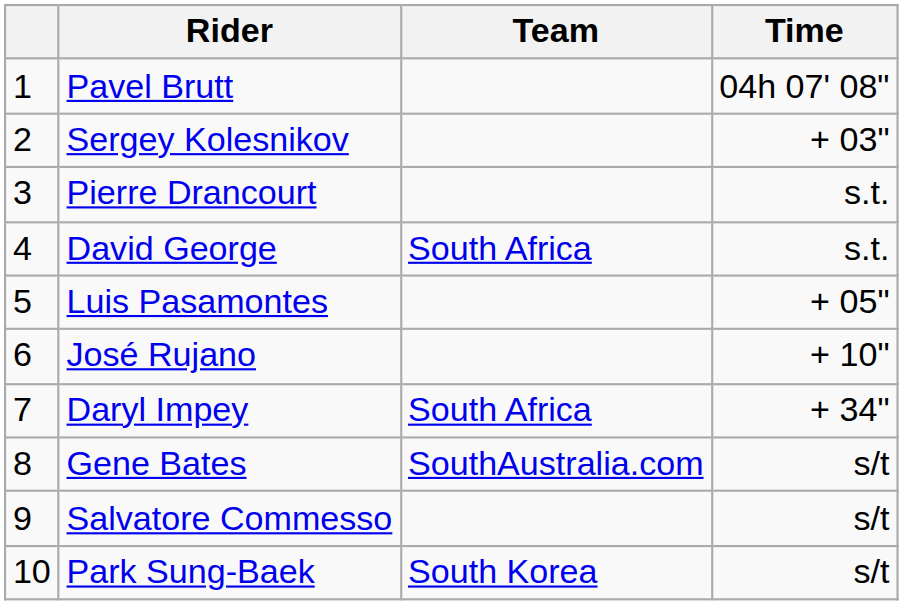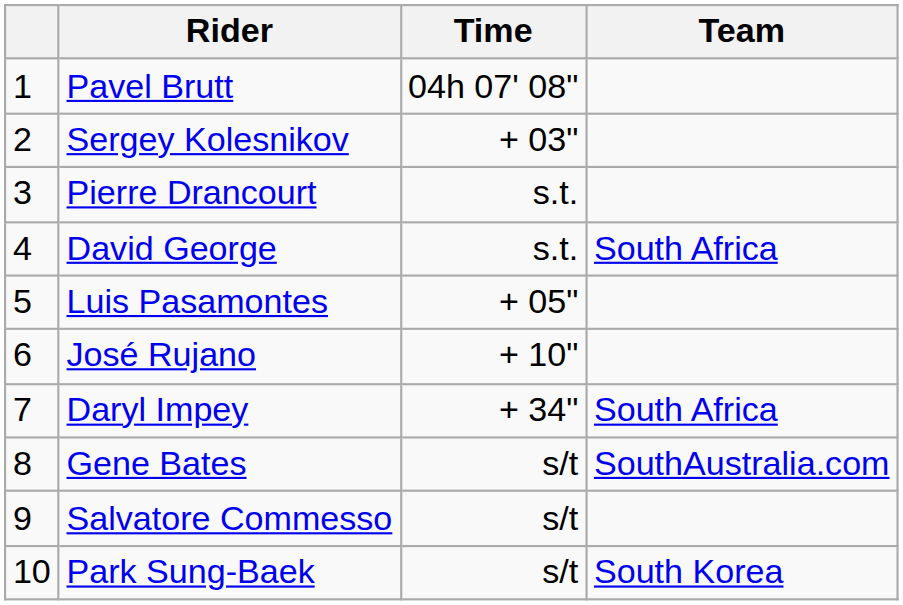columns swapped: (556, 31) <-> (804, 31)
